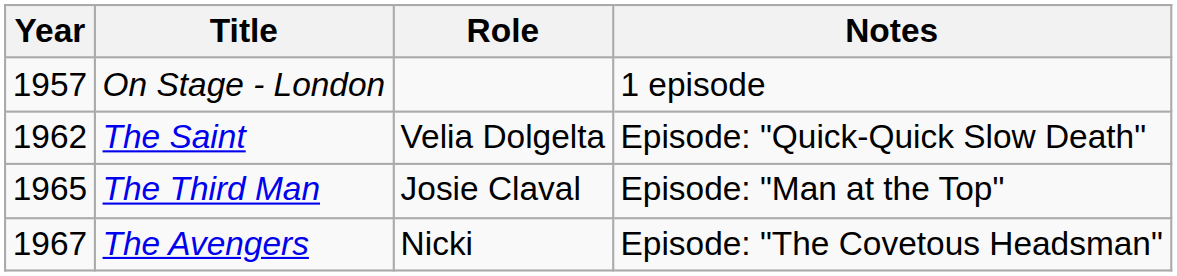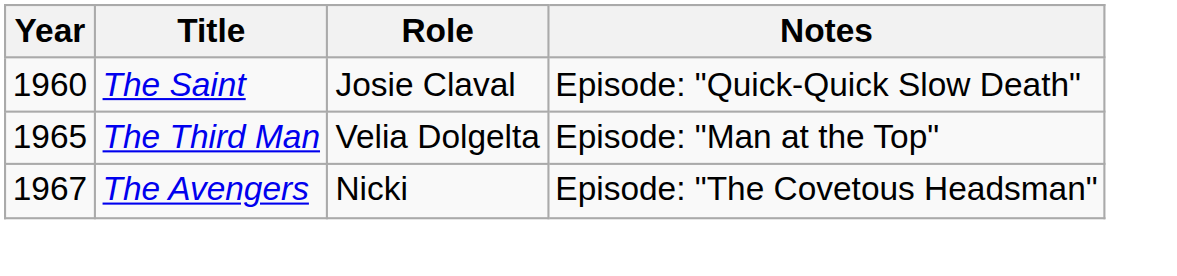- row: (244, 84)
(50, 137) 1962 -> (50, 84) 1960
(503, 137) Velia Dolgelta -> (426, 84) Josie Claval
(491, 190) Josie Claval -> (438, 137) Velia Dolgelta
